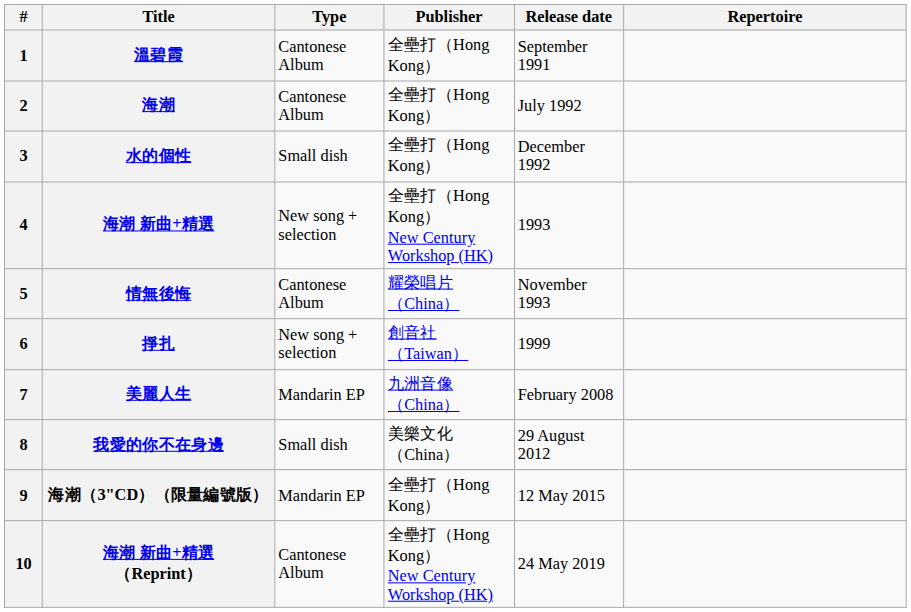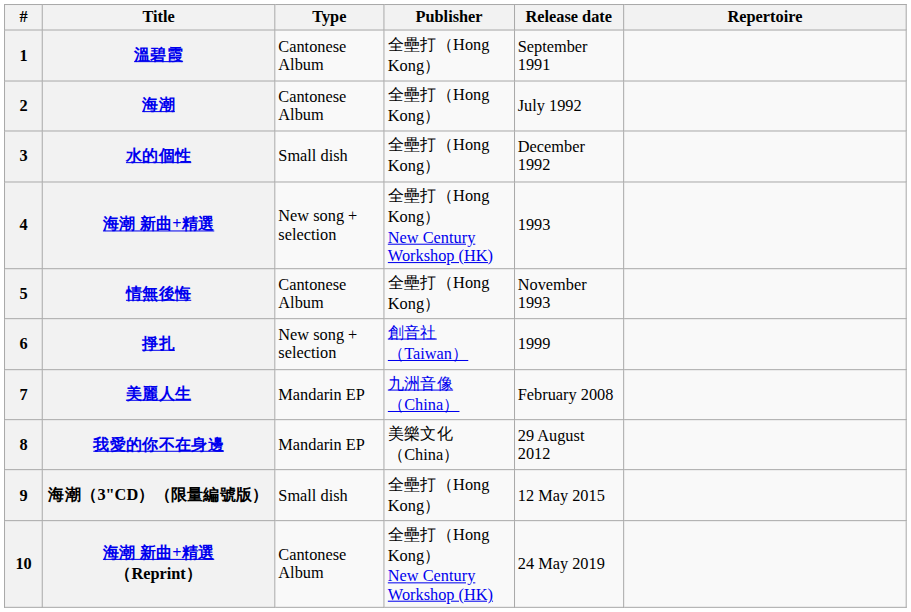(424, 293) 耀榮唱片（China） -> (439, 293) 全壘打（Hong Kong）
(313, 444) Small dish -> (322, 444) Mandarin EP
(322, 495) Mandarin EP -> (313, 495) Small dish
